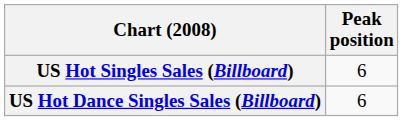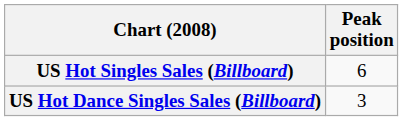(362, 100) 6 -> (362, 100) 3
